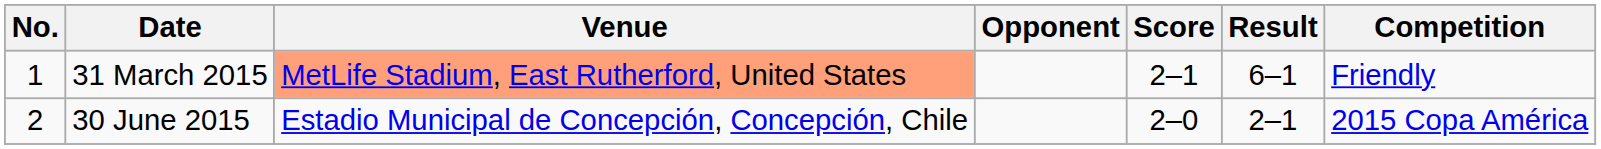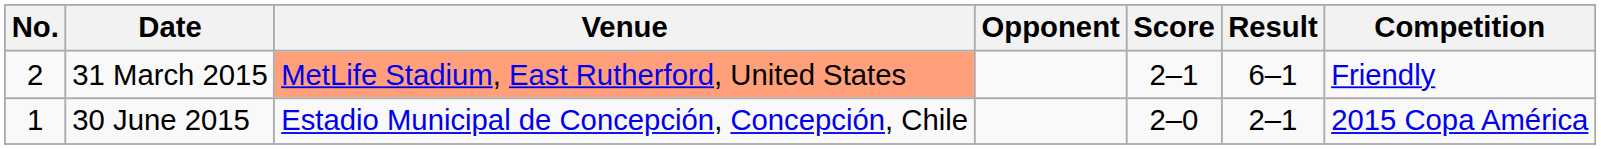(35, 74) 1 -> (35, 74) 2
(35, 120) 2 -> (35, 120) 1
